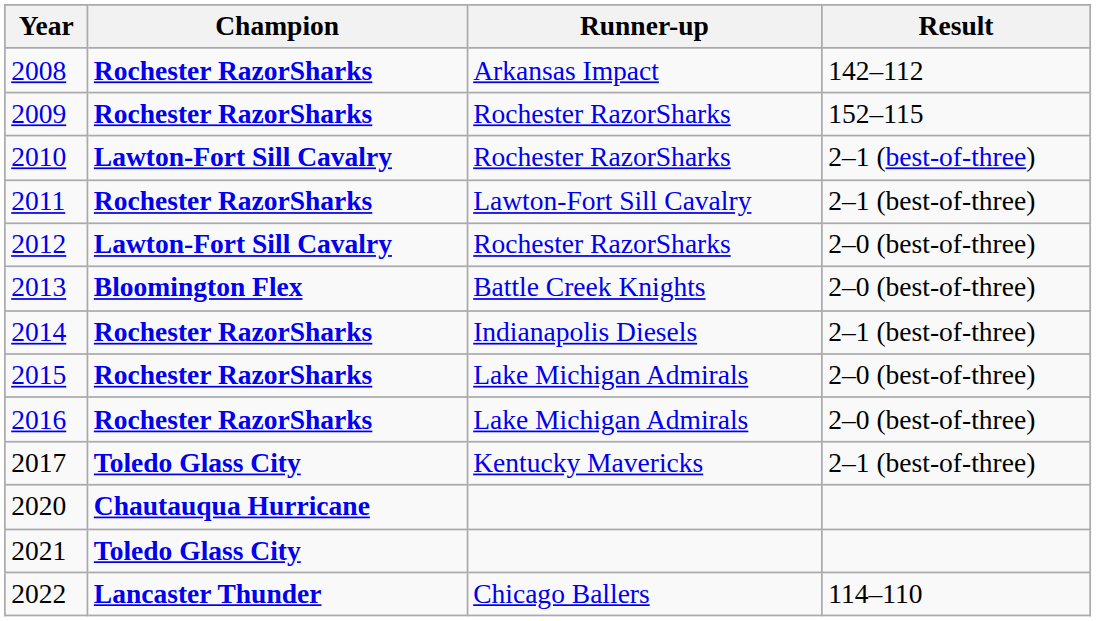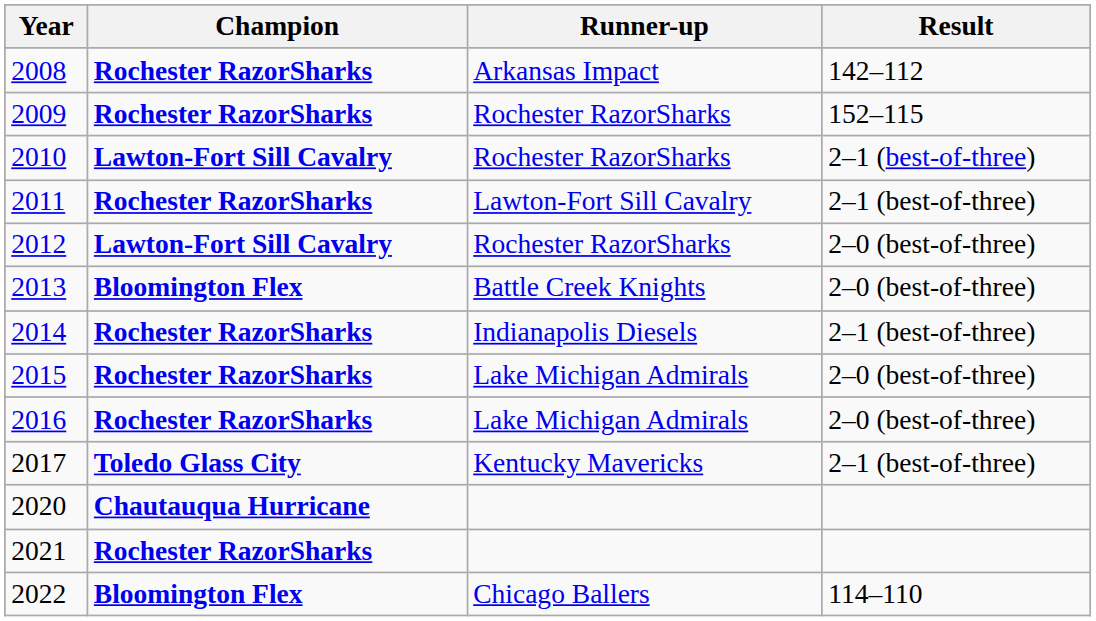(197, 550) Toledo Glass City -> (233, 550) Rochester RazorSharks
(208, 593) Lancaster Thunder -> (198, 593) Bloomington Flex
